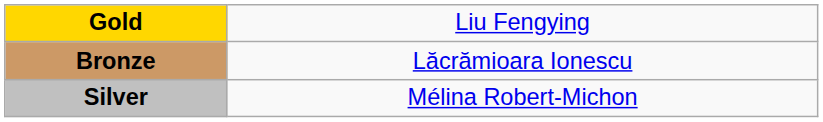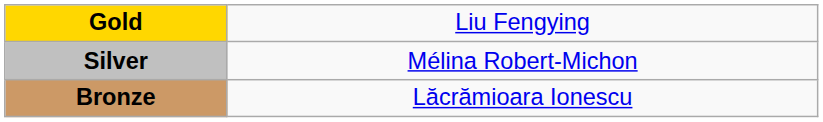rows swapped: (116, 97) <-> (116, 60)
